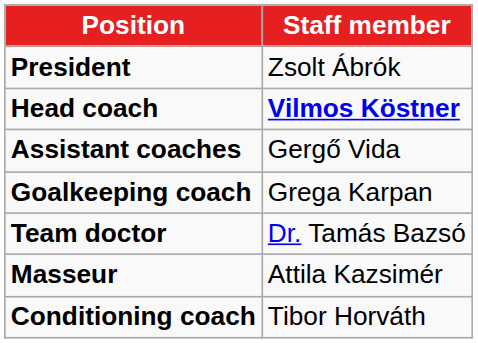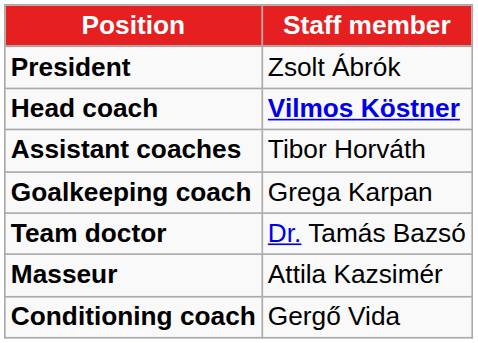(334, 150) Gergő Vida -> (347, 150) Tibor Horváth
(347, 316) Tibor Horváth -> (334, 316) Gergő Vida
